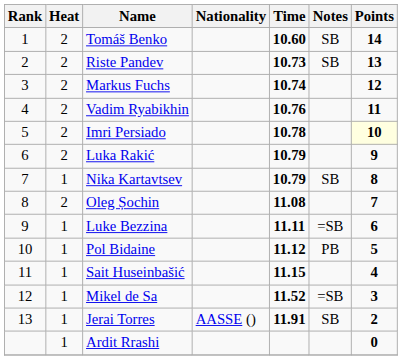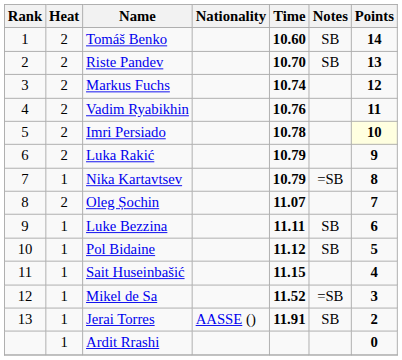(289, 62) 10.73 -> (289, 62) 10.70
(330, 179) SB -> (330, 179) =SB
(289, 202) 11.08 -> (289, 202) 11.07
(330, 226) =SB -> (330, 226) SB
(330, 249) PB -> (330, 249) SB
